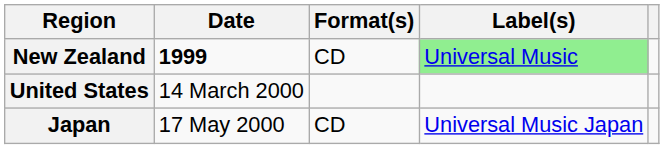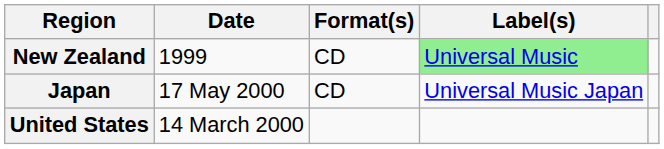(183, 56) bold -> (183, 56) normal
rows swapped: (79, 90) <-> (79, 125)
